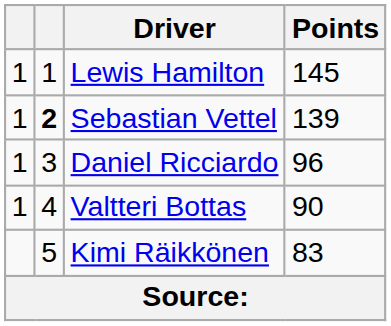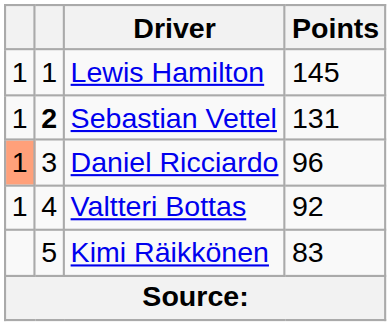(316, 117) 139 -> (316, 117) 131
(20, 162) no background -> (20, 162) lightsalmon background
(308, 207) 90 -> (308, 207) 92
